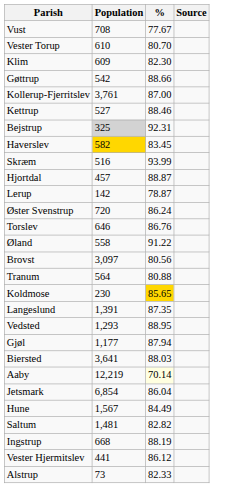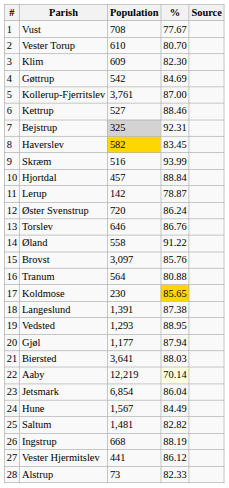+ column: (12, 12)
(160, 78) 88.66 -> (175, 78) 84.69
(160, 177) 88.87 -> (175, 177) 88.84
(160, 260) 80.56 -> (175, 260) 85.76
(160, 309) 87.35 -> (175, 309) 87.38
